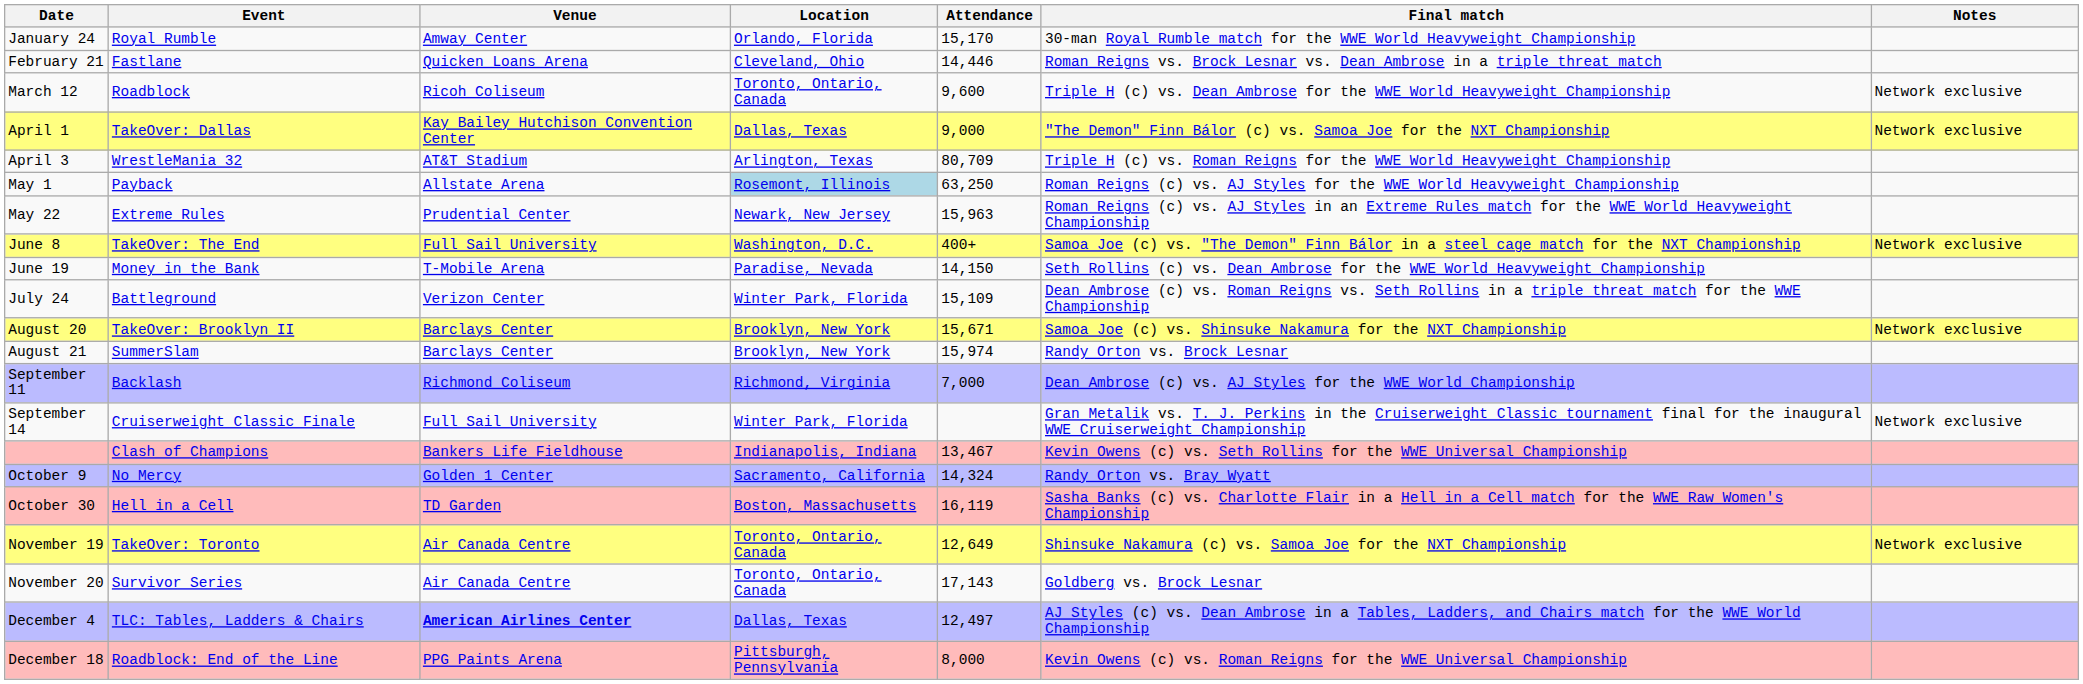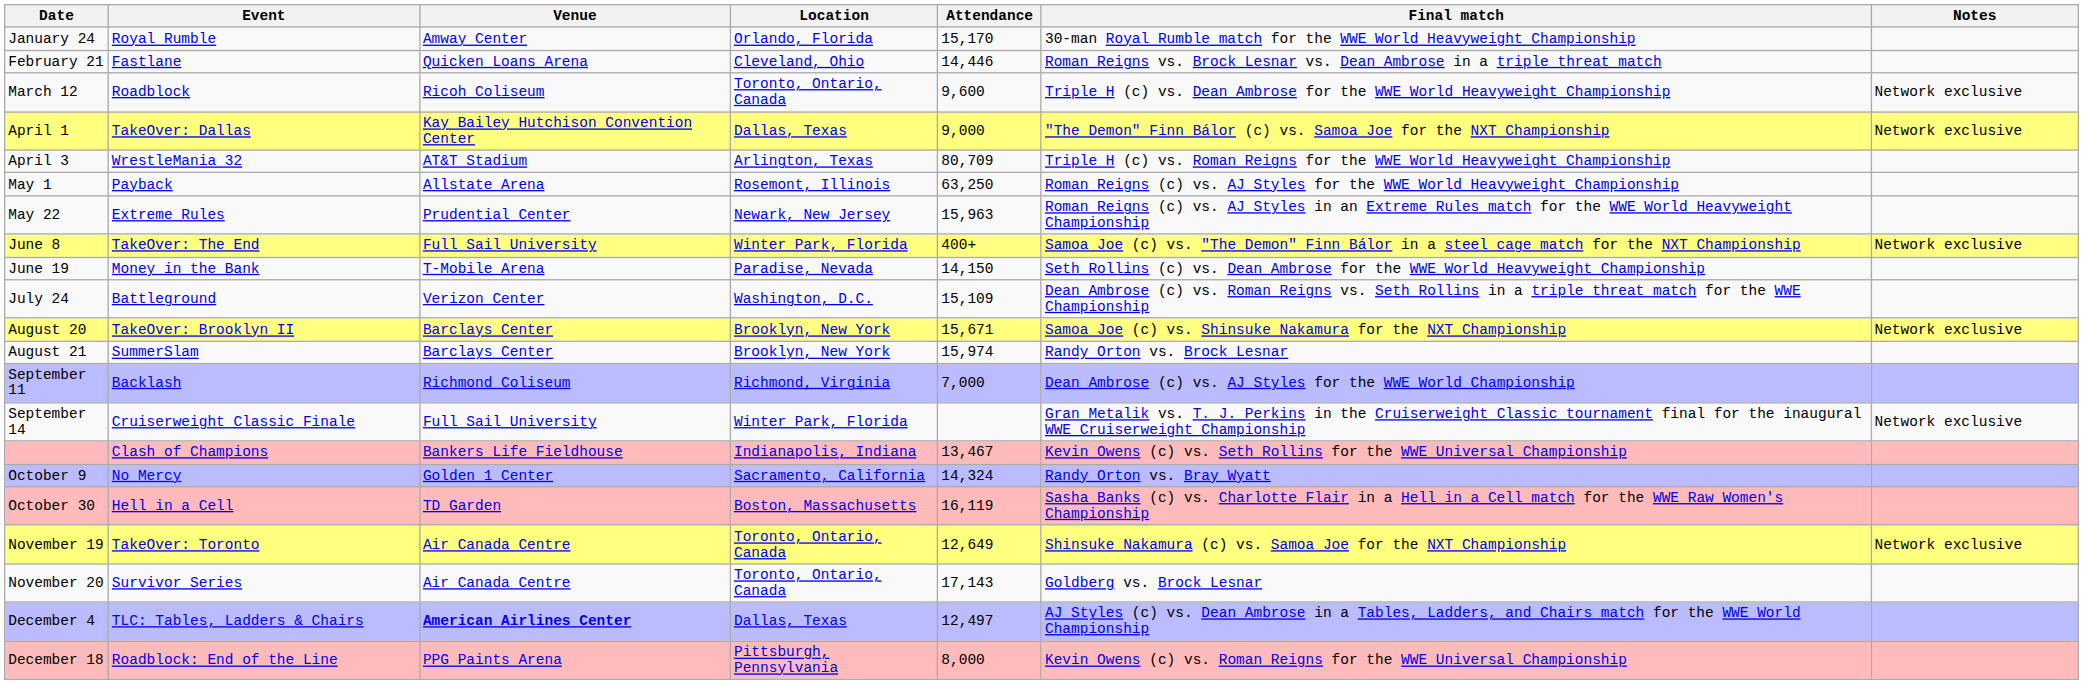(812, 184) lightblue background -> (812, 184) no background
(803, 246) Washington, D.C. -> (821, 246) Winter Park, Florida
(821, 299) Winter Park, Florida -> (803, 299) Washington, D.C.
